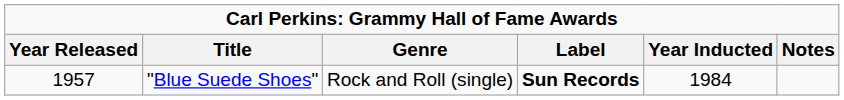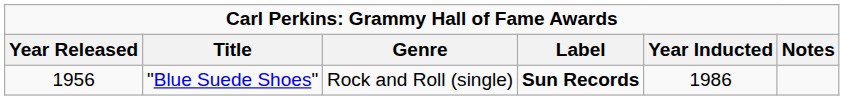(74, 79) 1957 -> (74, 79) 1956
(711, 79) 1984 -> (711, 79) 1986
